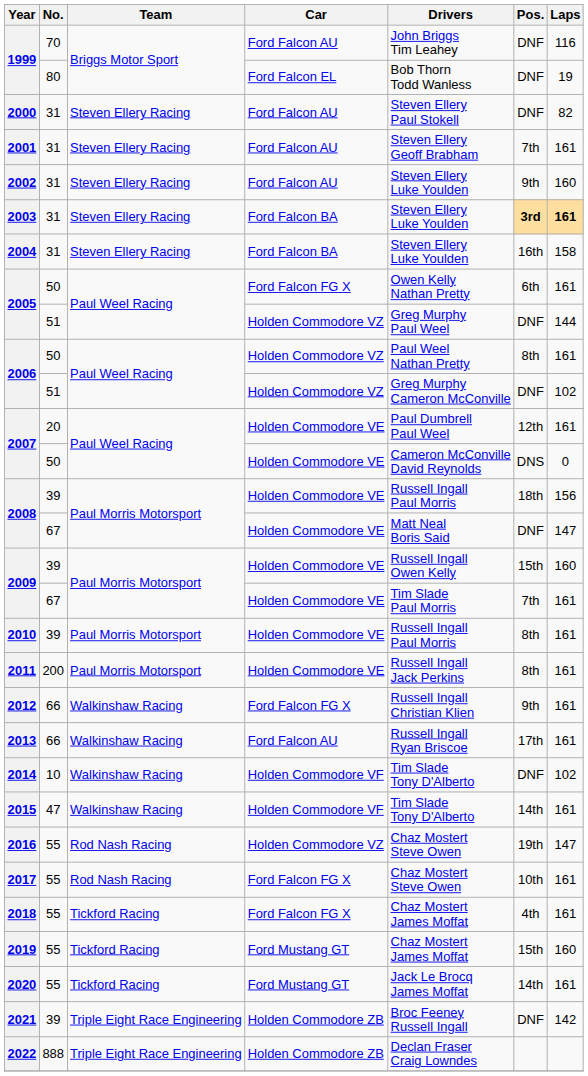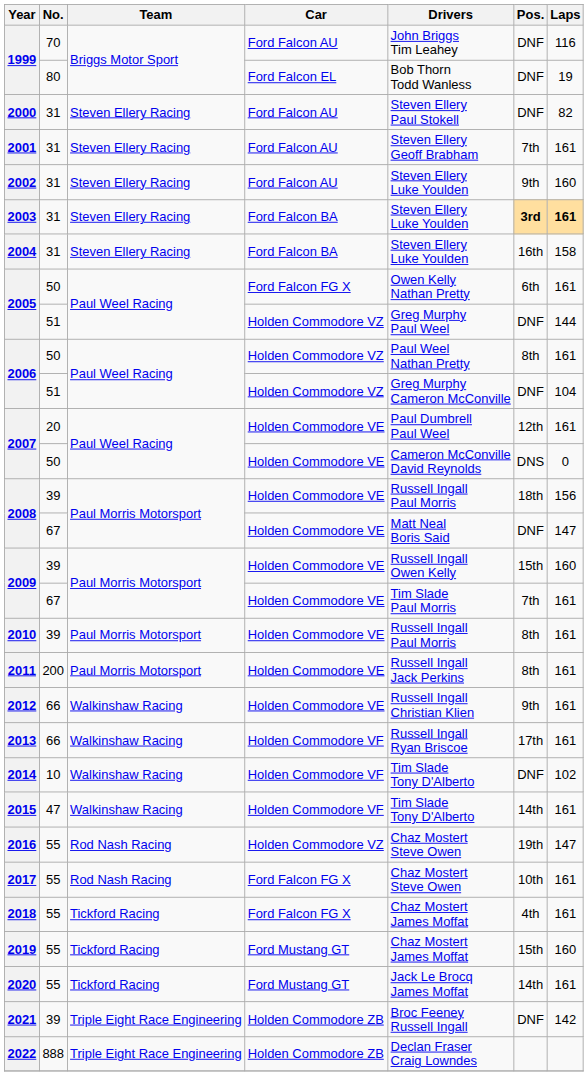(565, 392) 102 -> (565, 392) 104
(299, 705) Ford Falcon FG X -> (316, 705) Holden Commodore VE
(293, 740) Ford Falcon AU -> (316, 740) Holden Commodore VF
